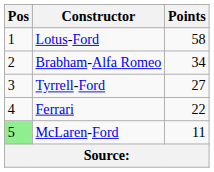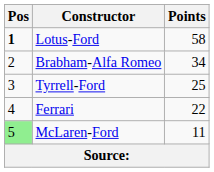(11, 39) normal -> (11, 39) bold
(199, 86) 27 -> (199, 86) 25
